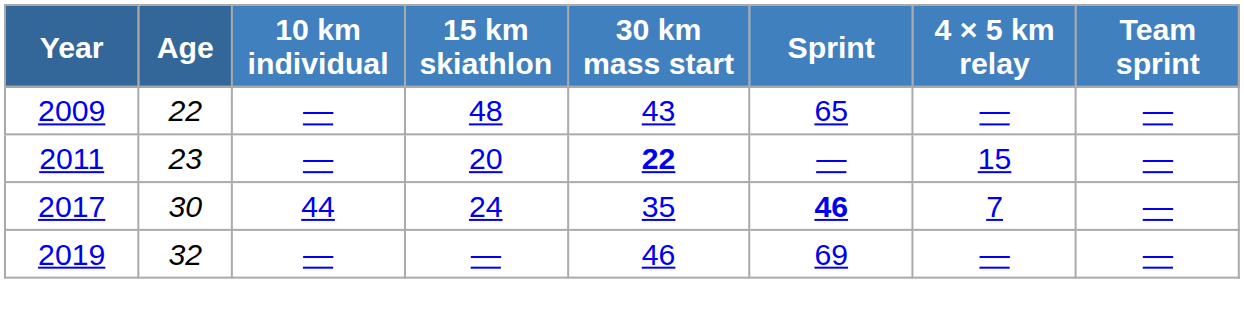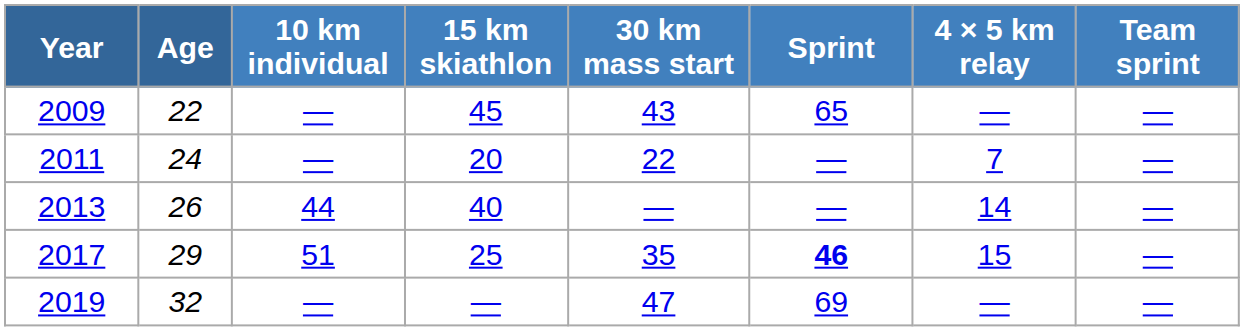(486, 111) 48 -> (486, 111) 45
(185, 159) 23 -> (185, 159) 24
(659, 159) bold -> (659, 159) normal
(995, 159) 15 -> (995, 159) 7
+ row: (72, 207)
(185, 207) 30 -> (185, 254) 29
(318, 207) 44 -> (318, 254) 51
(486, 207) 24 -> (486, 254) 25
(995, 207) 7 -> (995, 254) 15
(659, 254) 46 -> (659, 302) 47
